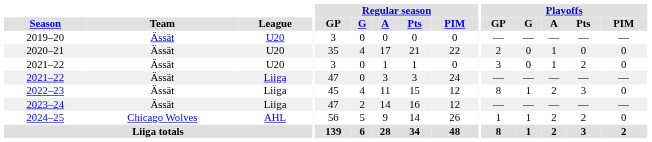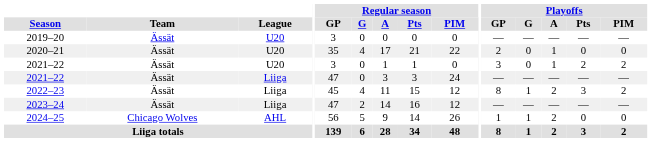(624, 64) 0 -> (624, 64) 2
(624, 91) 0 -> (624, 91) 2
(583, 118) 2 -> (583, 118) 0
